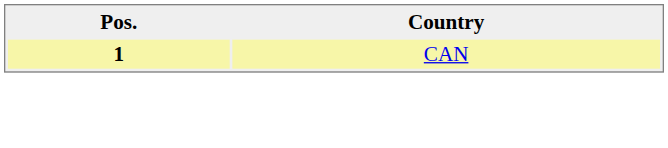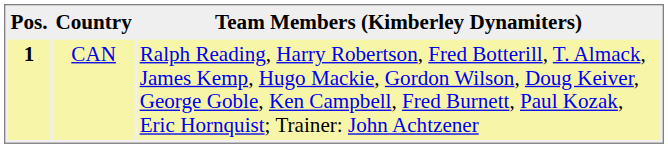+ column: (399, 22)
